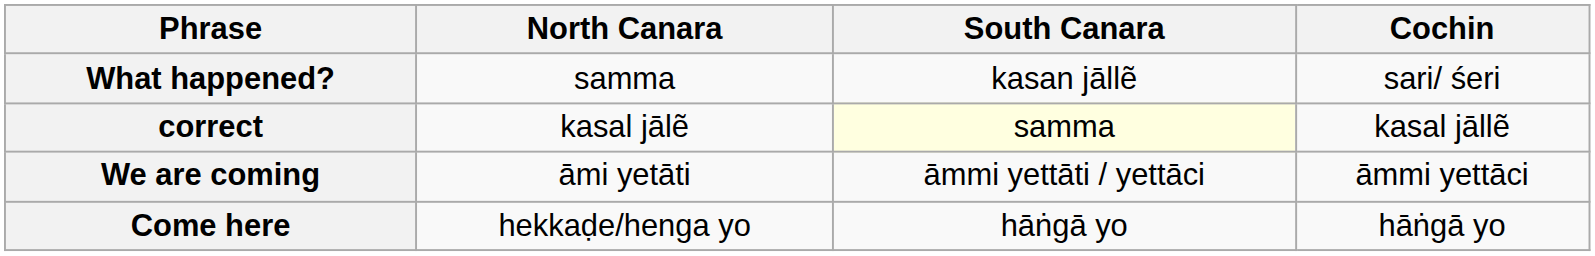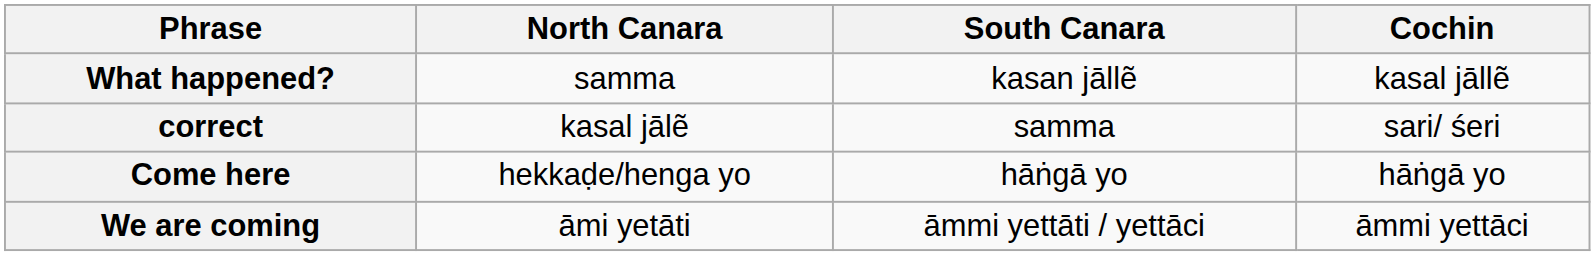(1442, 77) sari/ śeri -> (1442, 77) kasal jāllẽ
(1064, 126) lightyellow background -> (1064, 126) no background
(1442, 126) kasal jāllẽ -> (1442, 126) sari/ śeri
rows swapped: (211, 175) <-> (211, 224)
